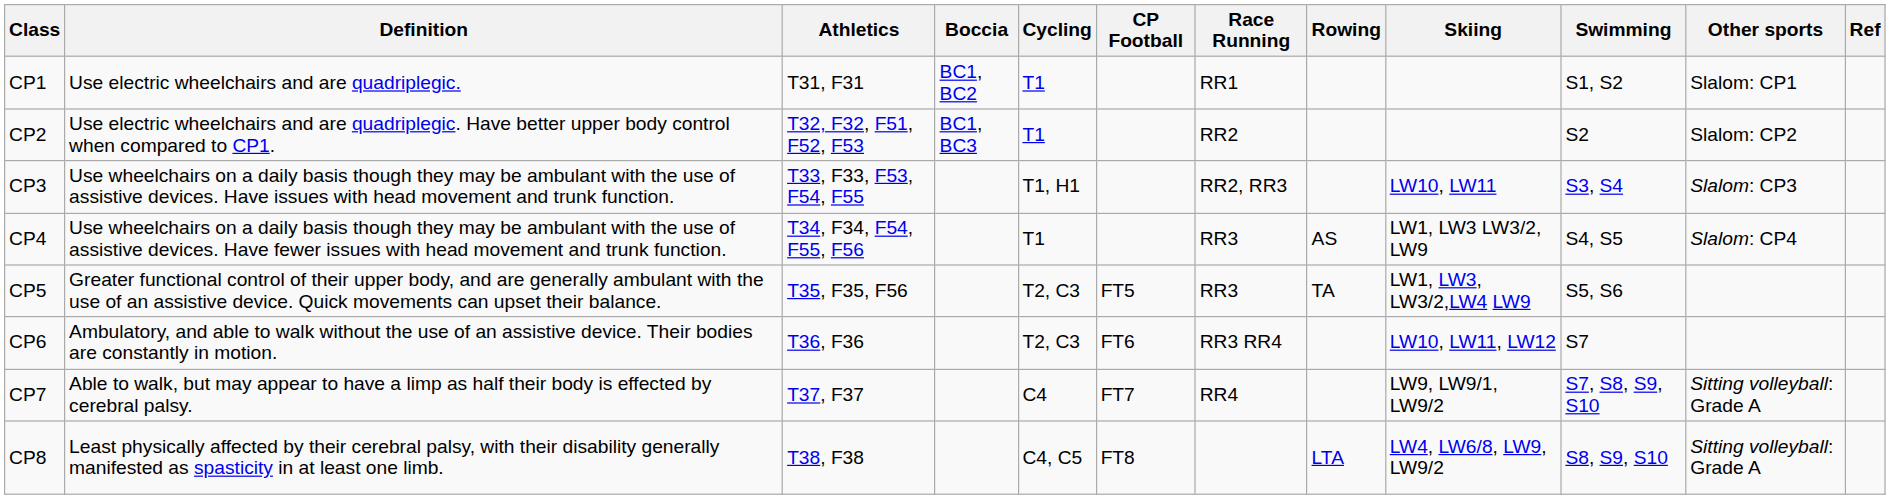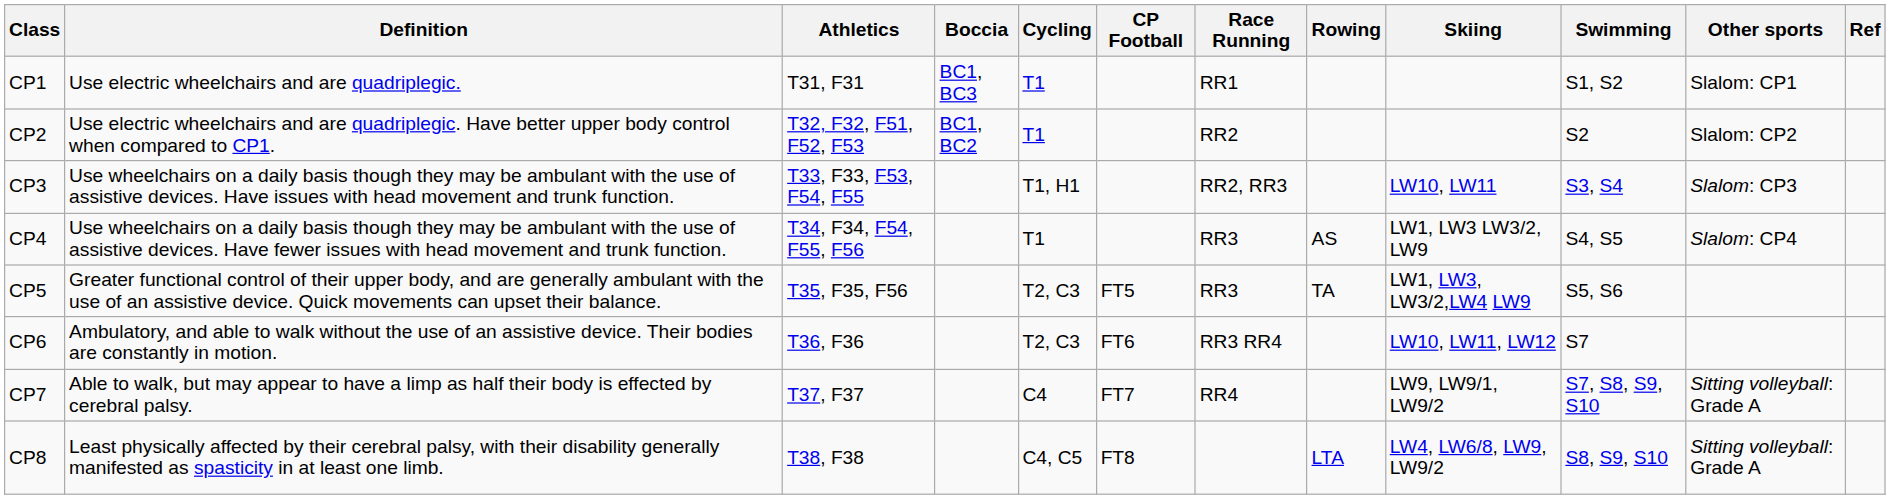(961, 82) BC1, BC2 -> (961, 82) BC1, BC3
(961, 134) BC1, BC3 -> (961, 134) BC1, BC2
